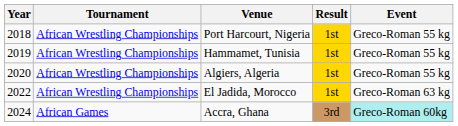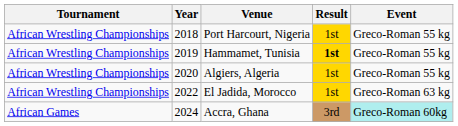columns swapped: (19, 14) <-> (117, 14)
(332, 53) normal -> (332, 53) bold
